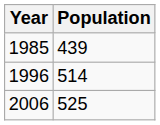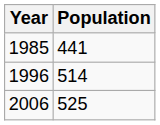(72, 47) 439 -> (72, 47) 441
